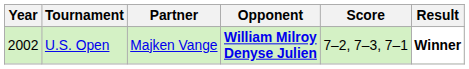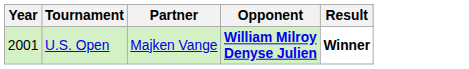- column: (366, 16)
(23, 45) 2002 -> (23, 45) 2001
